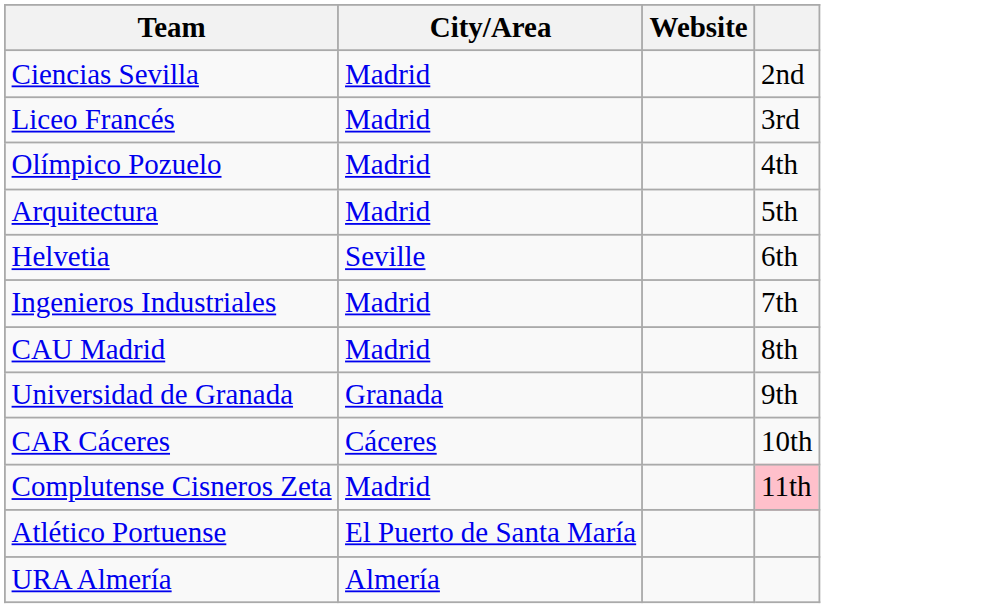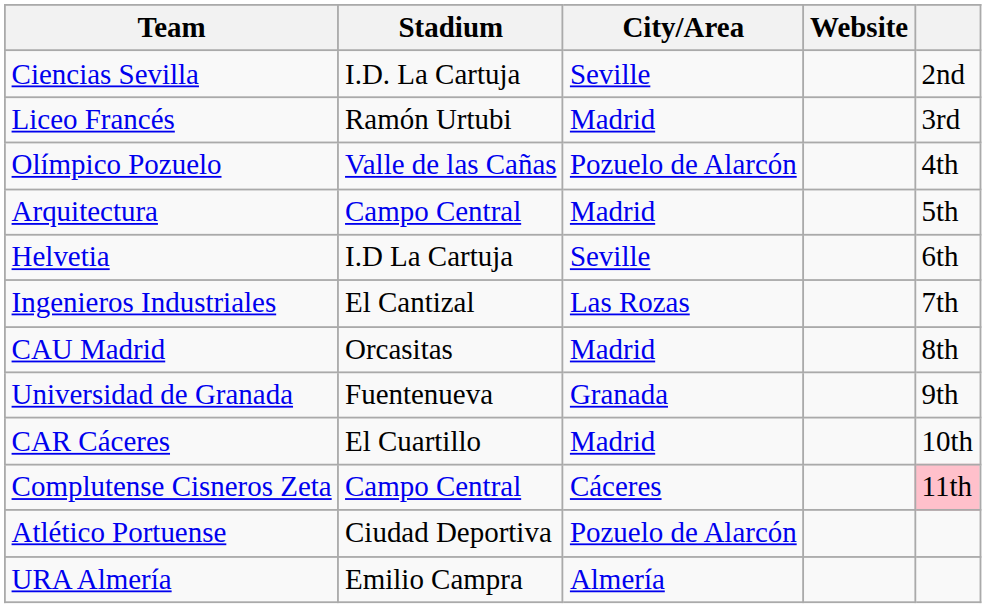+ column: (451, 27)
(388, 73) Madrid -> (610, 73) Seville
(388, 165) Madrid -> (683, 165) Pozuelo de Alarcón
(388, 303) Madrid -> (630, 303) Las Rozas
(391, 440) Cáceres -> (613, 440) Madrid
(388, 486) Madrid -> (616, 486) Cáceres
(491, 532) El Puerto de Santa María -> (683, 532) Pozuelo de Alarcón
